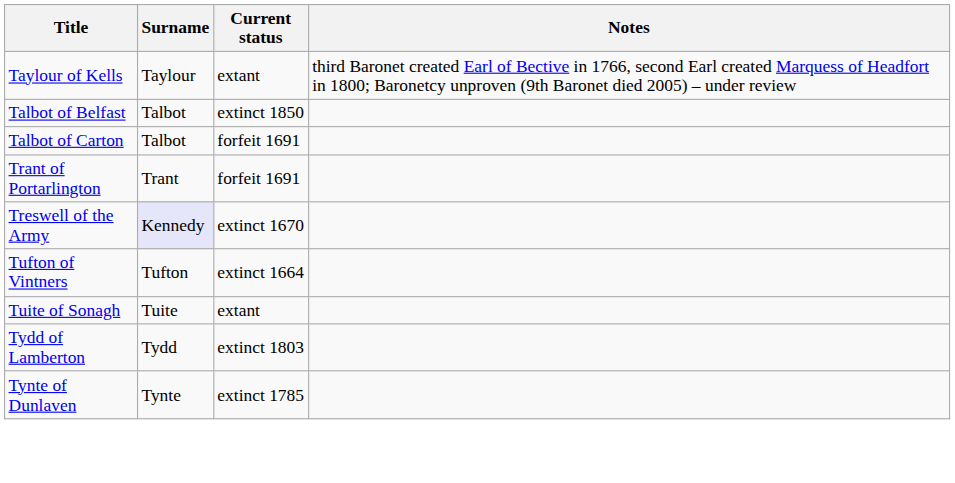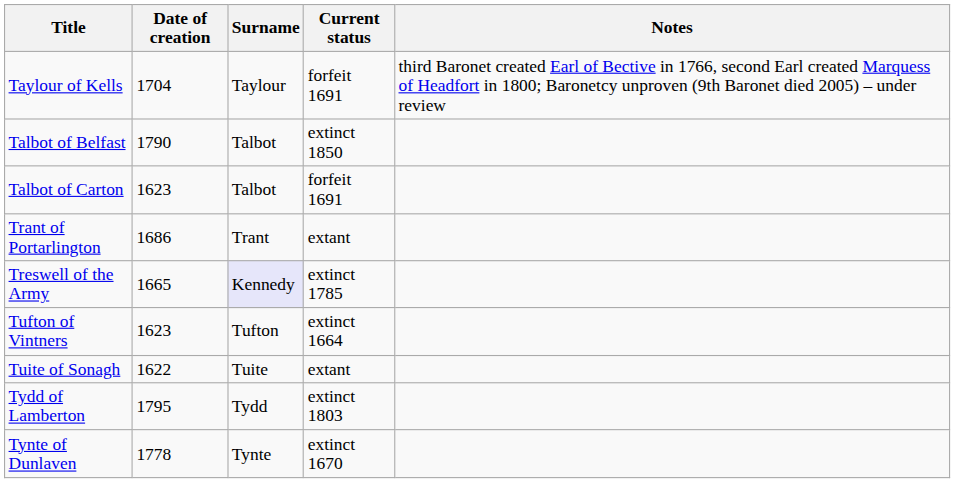+ column: (180, 28)
(239, 75) extant -> (330, 85) forfeit 1691
(259, 178) forfeit 1691 -> (329, 236) extant
(261, 225) extinct 1670 -> (331, 284) extinct 1785
(261, 394) extinct 1785 -> (331, 453) extinct 1670
